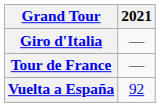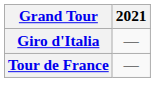- row: (61, 89)
